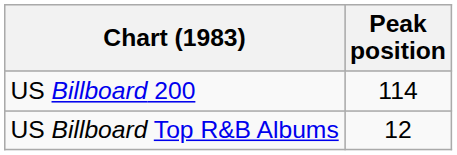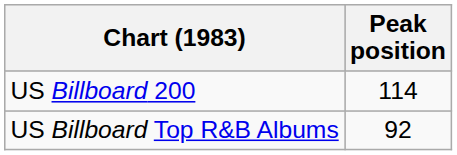(398, 129) 12 -> (398, 129) 92
